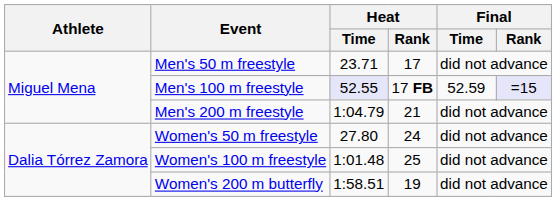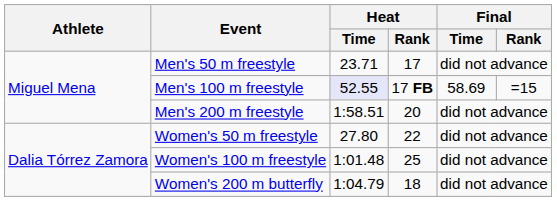(466, 88) 52.59 -> (466, 88) 58.69
(524, 88) lavender background -> (524, 88) no background
(359, 112) 1:04.79 -> (359, 112) 1:58.51
(412, 112) 21 -> (412, 112) 20
(412, 136) 24 -> (412, 136) 22
(359, 184) 1:58.51 -> (359, 184) 1:04.79
(412, 184) 19 -> (412, 184) 18
